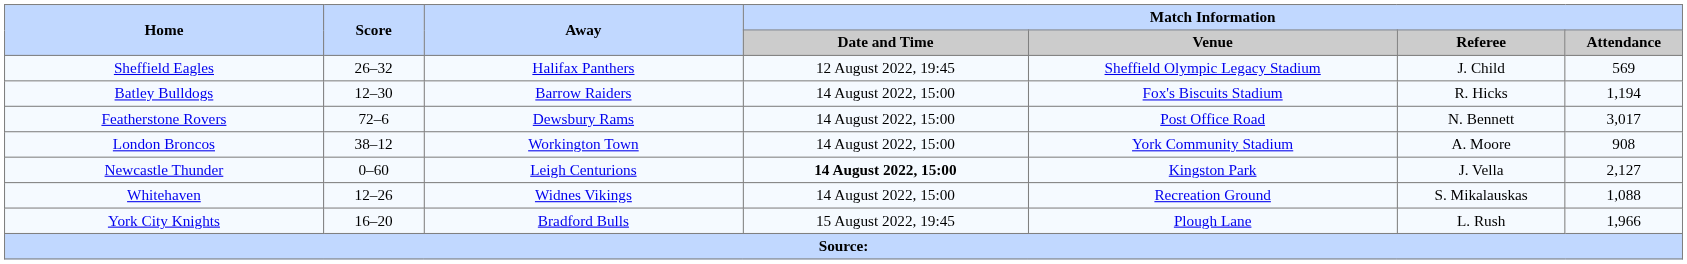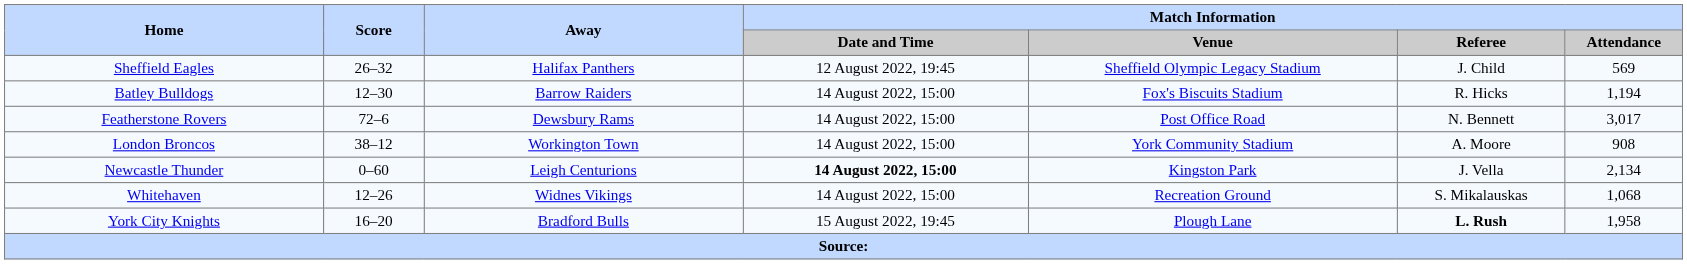(1624, 169) 2,127 -> (1624, 169) 2,134
(1624, 195) 1,088 -> (1624, 195) 1,068
(1481, 220) normal -> (1481, 220) bold
(1624, 220) 1,966 -> (1624, 220) 1,958
